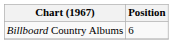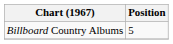(131, 30) 6 -> (131, 30) 5
